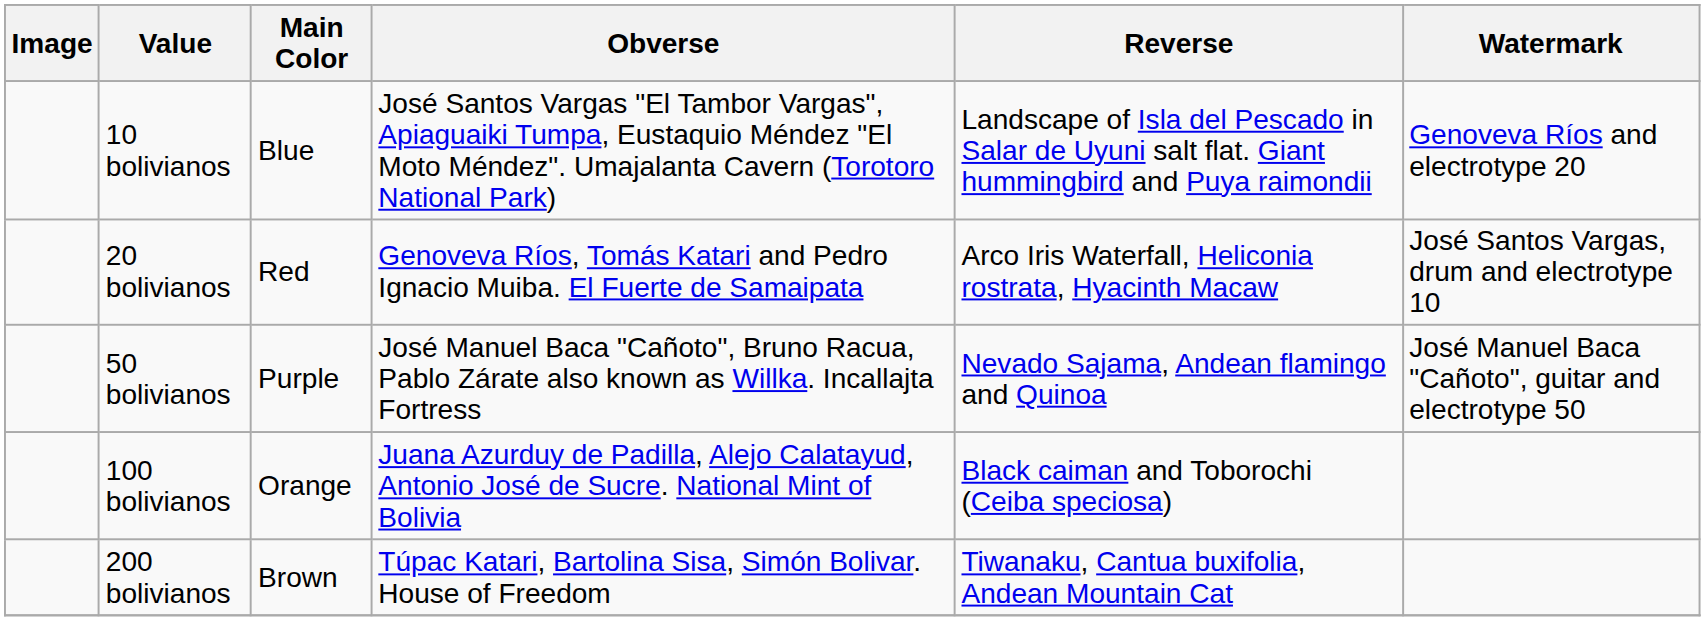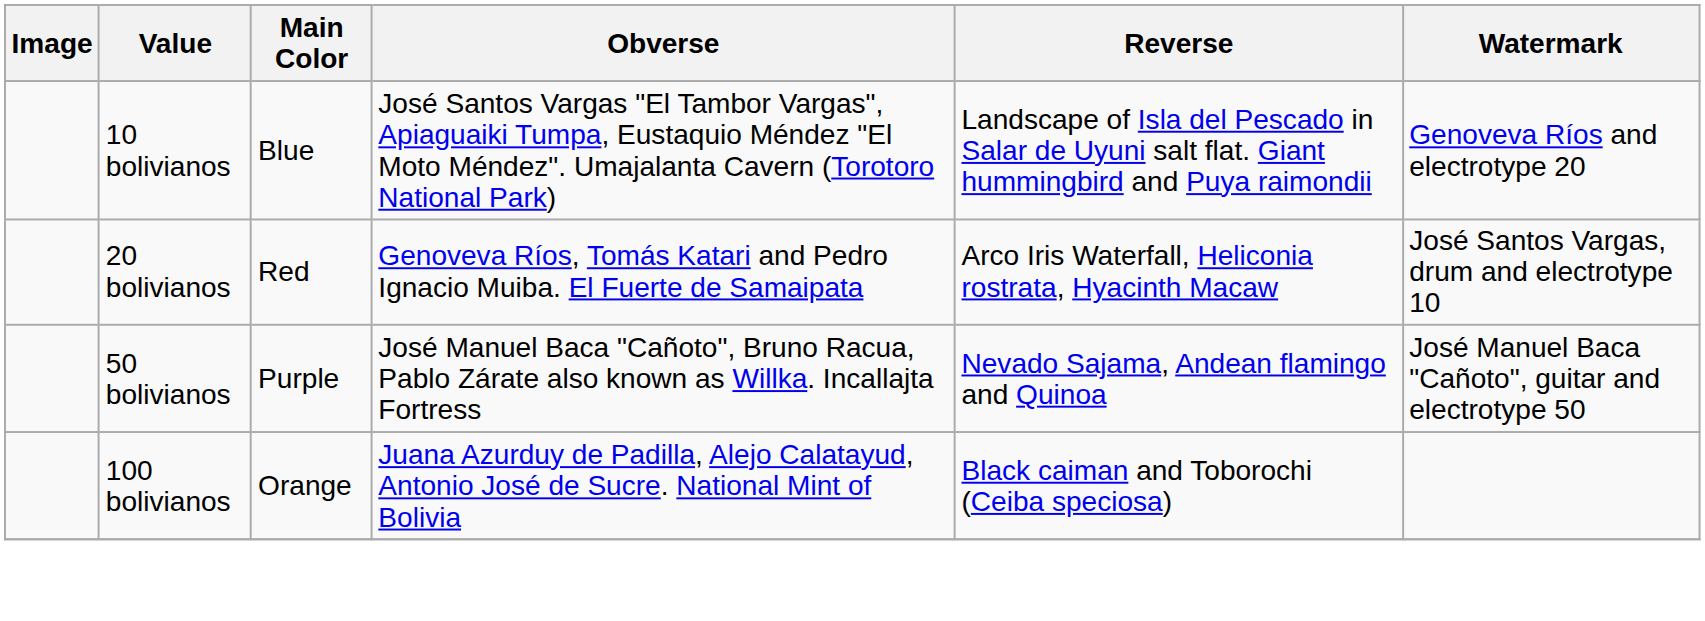- row: (168, 577)
